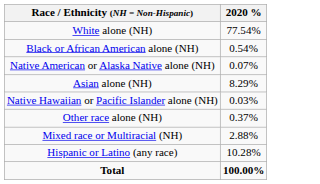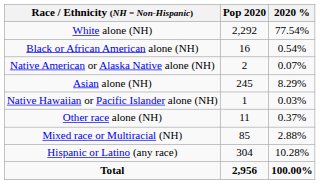+ column: (245, 13)
